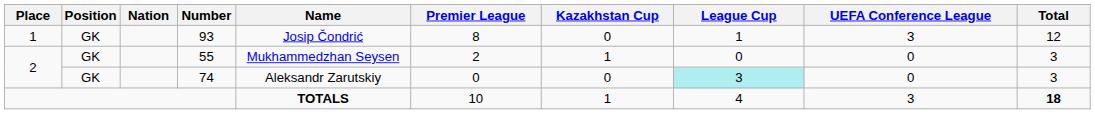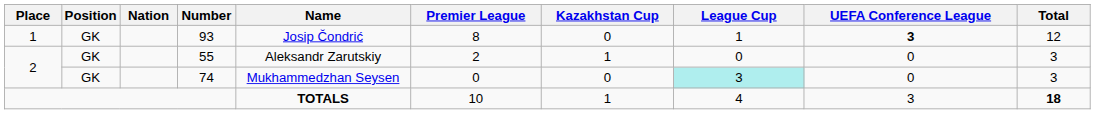(911, 36) normal -> (911, 36) bold
(323, 57) Mukhammedzhan Seysen -> (323, 57) Aleksandr Zarutskiy
(323, 78) Aleksandr Zarutskiy -> (323, 78) Mukhammedzhan Seysen
